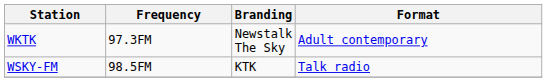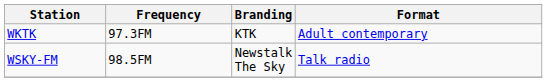(263, 41) Newstalk The Sky -> (245, 34) KTK
(245, 67) KTK -> (263, 60) Newstalk The Sky
